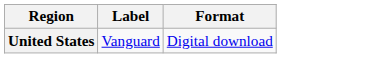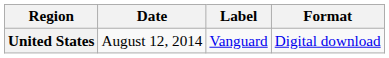+ column: (152, 16)
